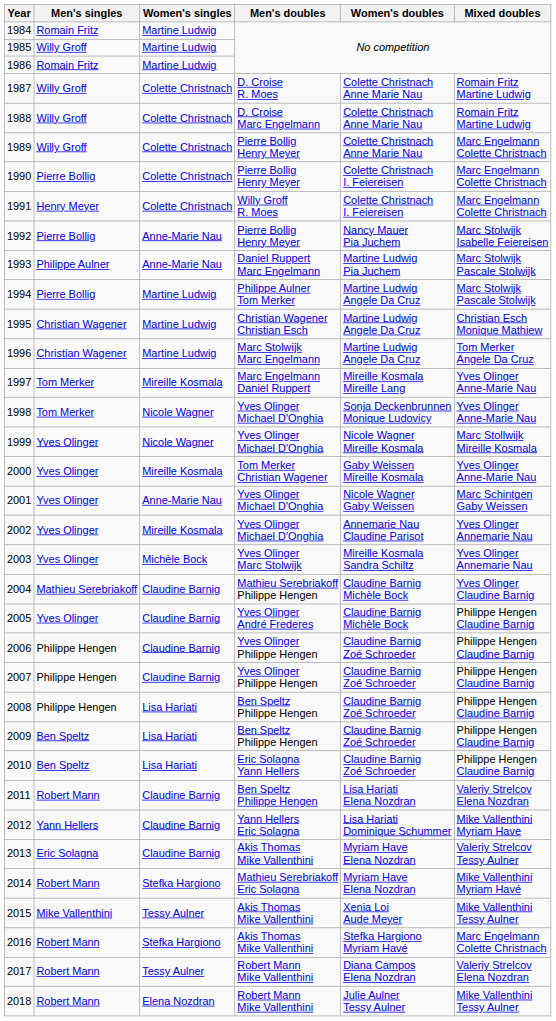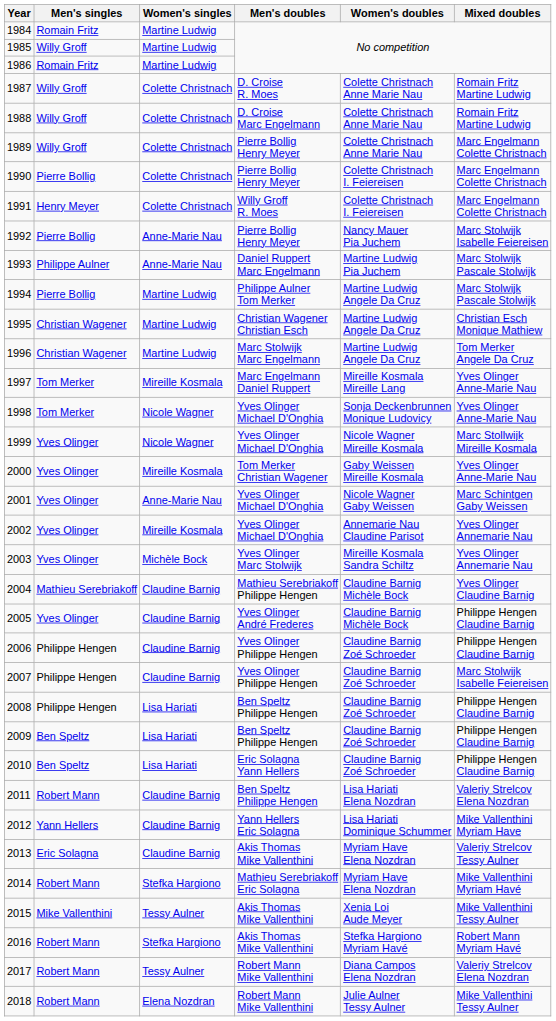(497, 678) Philippe Hengen Claudine Barnig -> (502, 678) Marc Stolwijk Isabelle Feiereisen
(502, 943) Marc Engelmann Colette Christnach -> (489, 943) Robert Mann Myriam Havé
